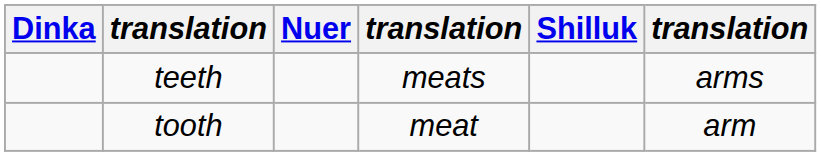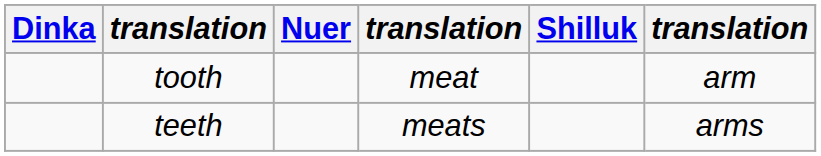rows swapped: (188, 126) <-> (188, 77)
